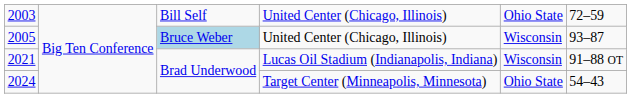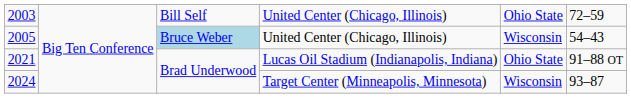(587, 37) 93–87 -> (587, 37) 54–43
(533, 59) Wisconsin -> (533, 59) Ohio State
(533, 81) Ohio State -> (533, 81) Wisconsin
(587, 81) 54–43 -> (587, 81) 93–87
